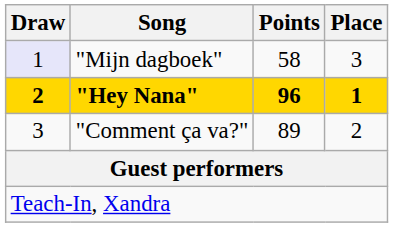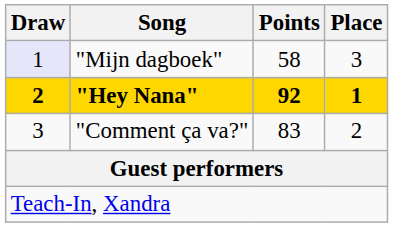(289, 95) 96 -> (289, 95) 92
(289, 131) 89 -> (289, 131) 83
